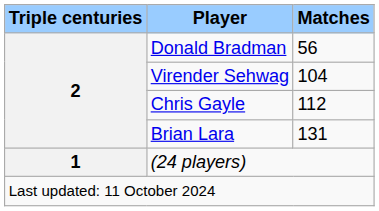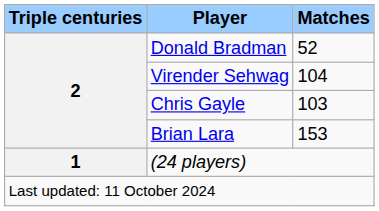(307, 47) 56 -> (307, 47) 52
(312, 104) 112 -> (312, 104) 103
(312, 133) 131 -> (312, 133) 153
